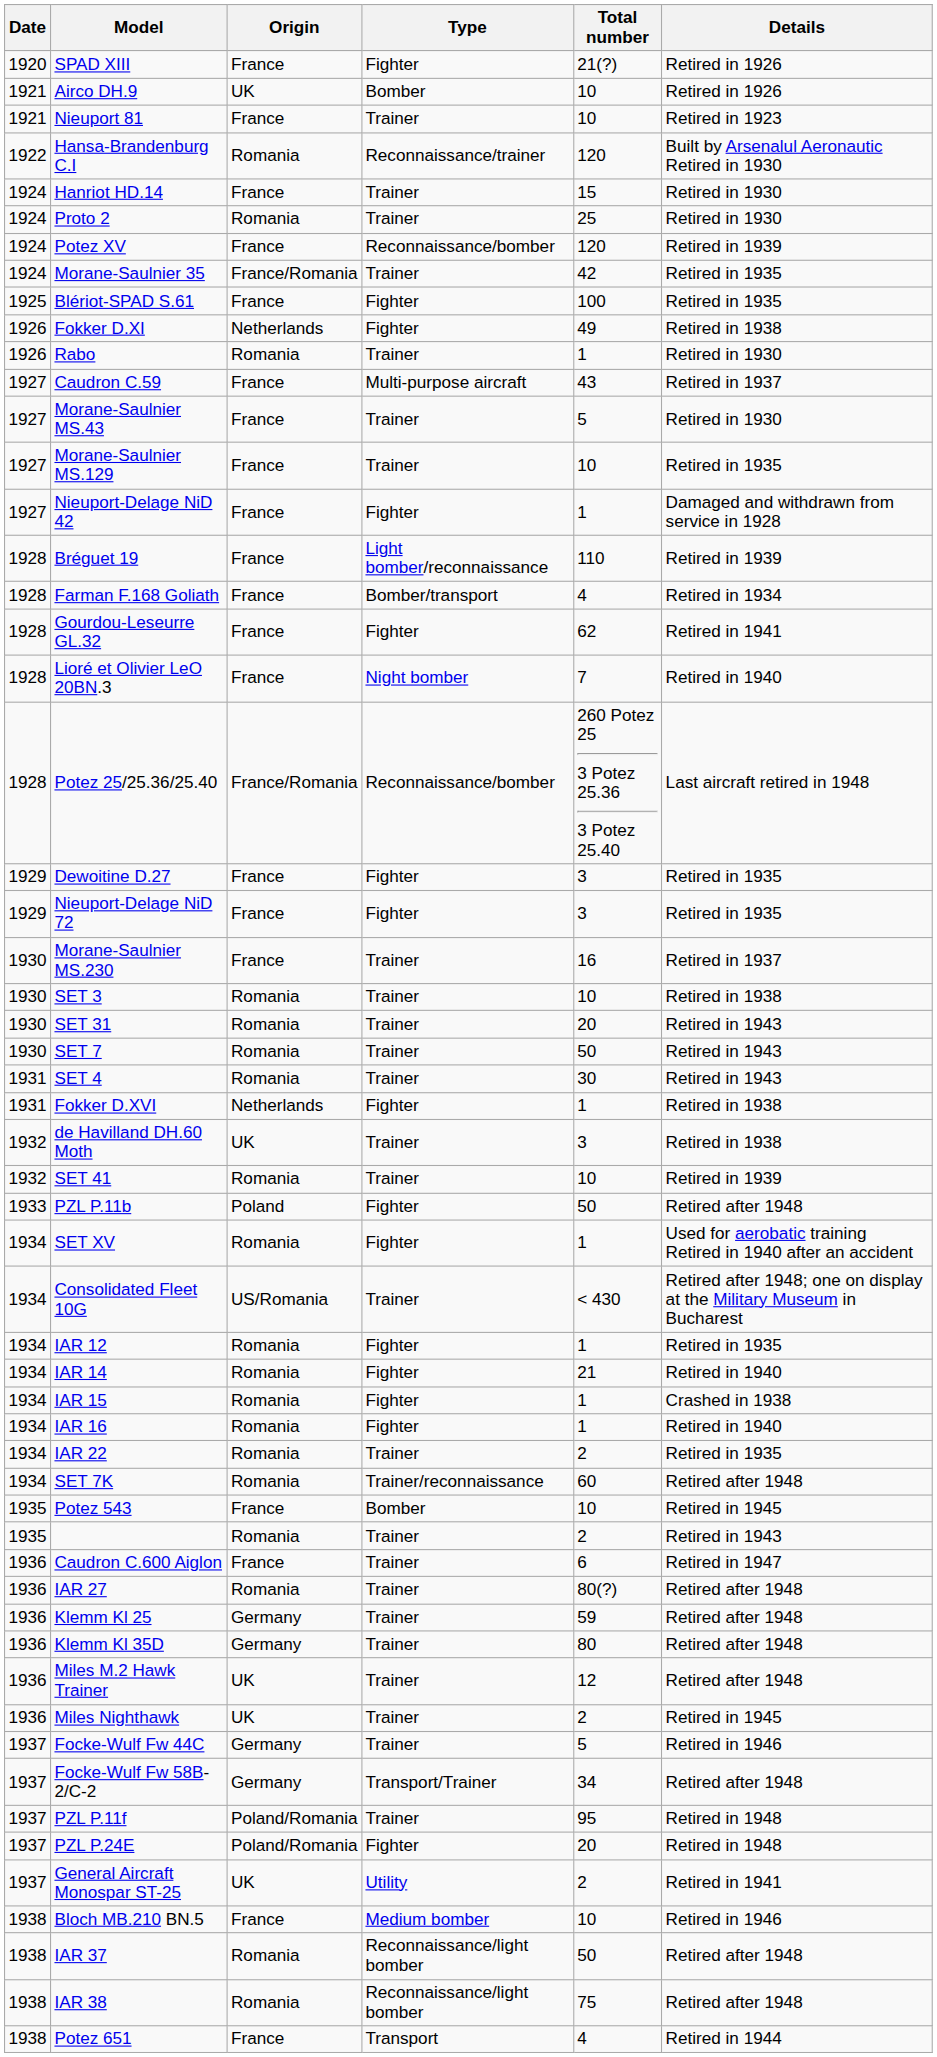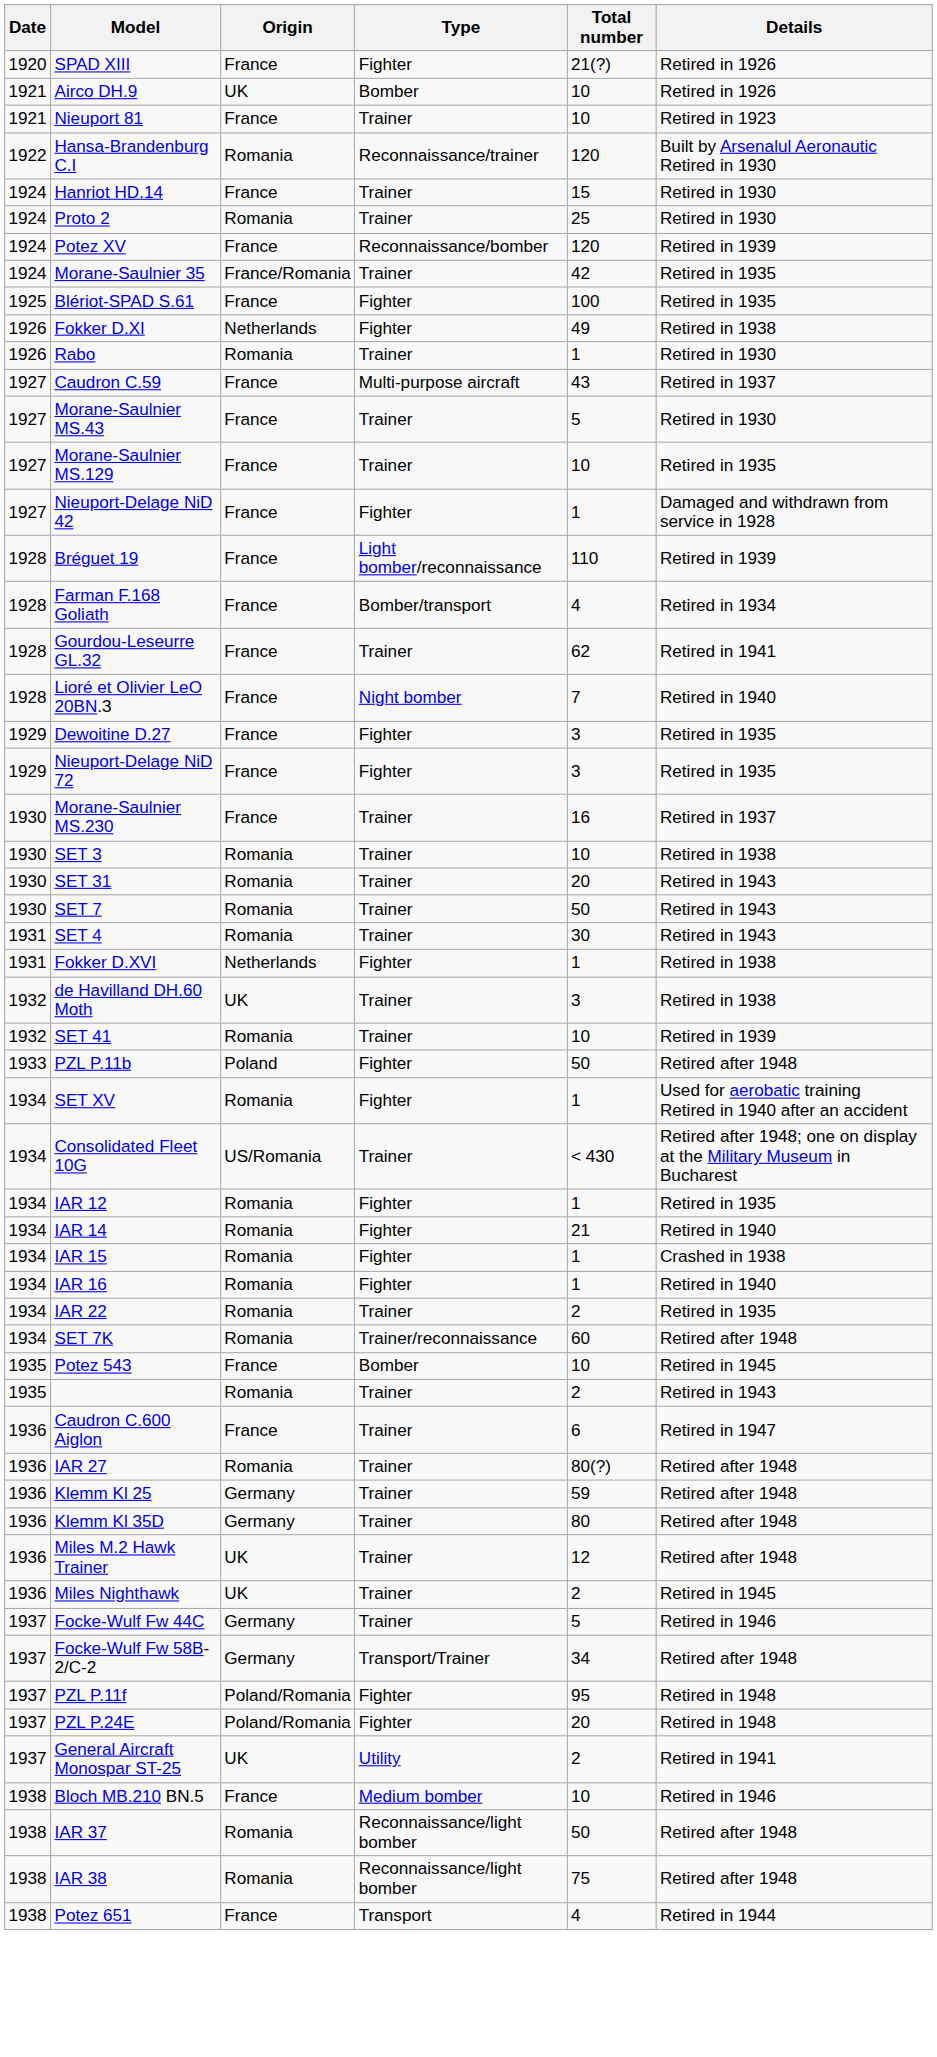(392, 631) Fighter -> (386, 651) Trainer
- row: (136, 782)
(392, 1818) Trainer -> (385, 1695) Fighter
